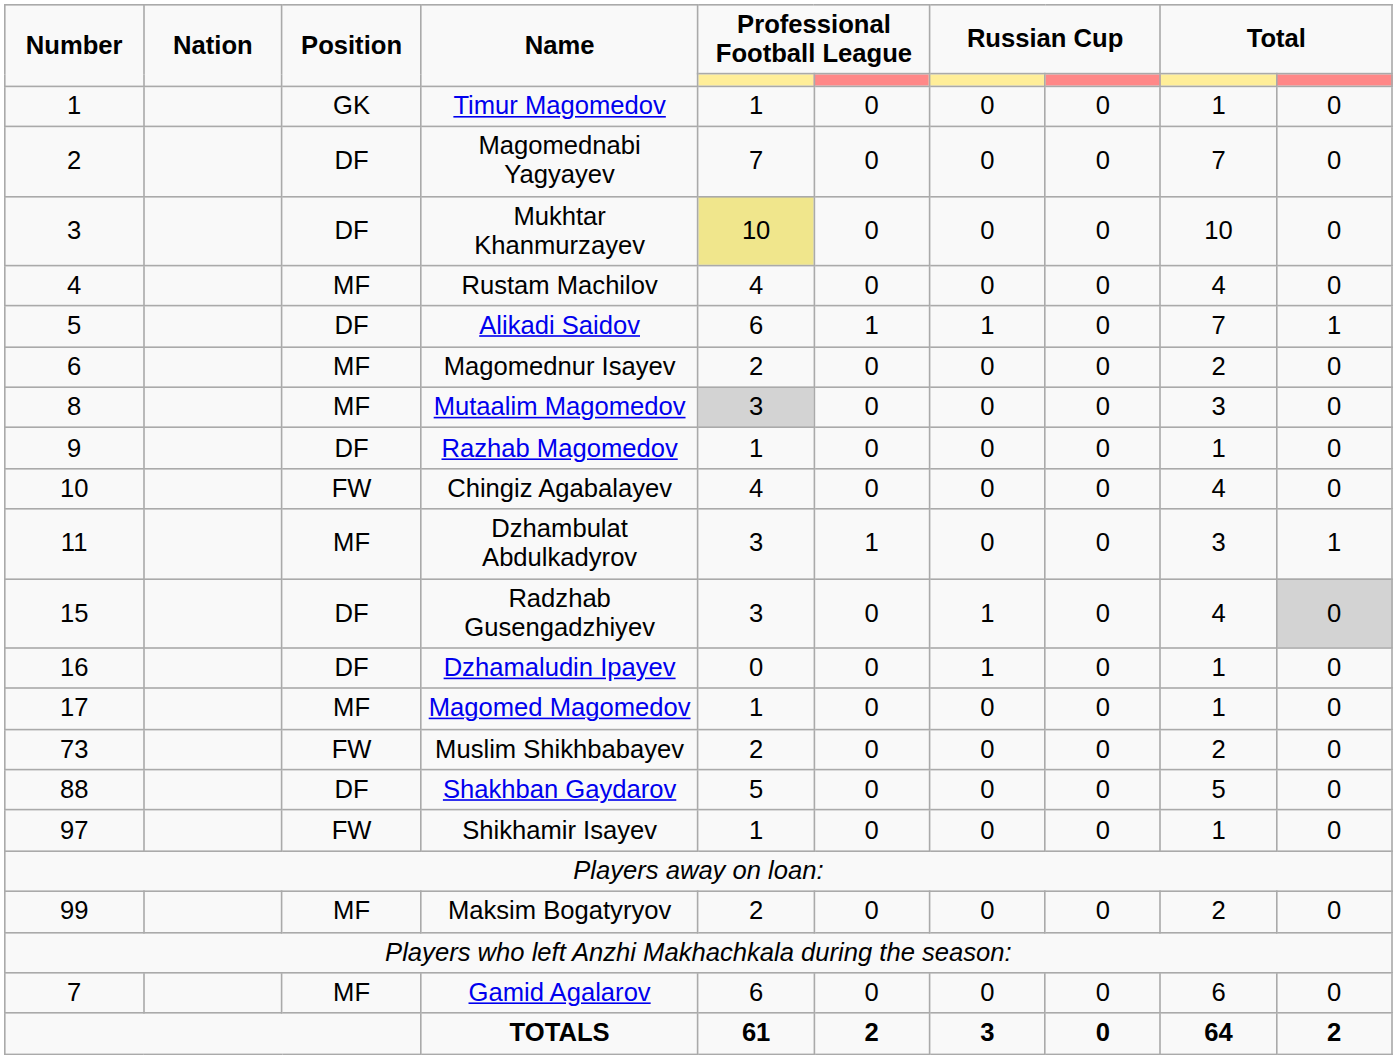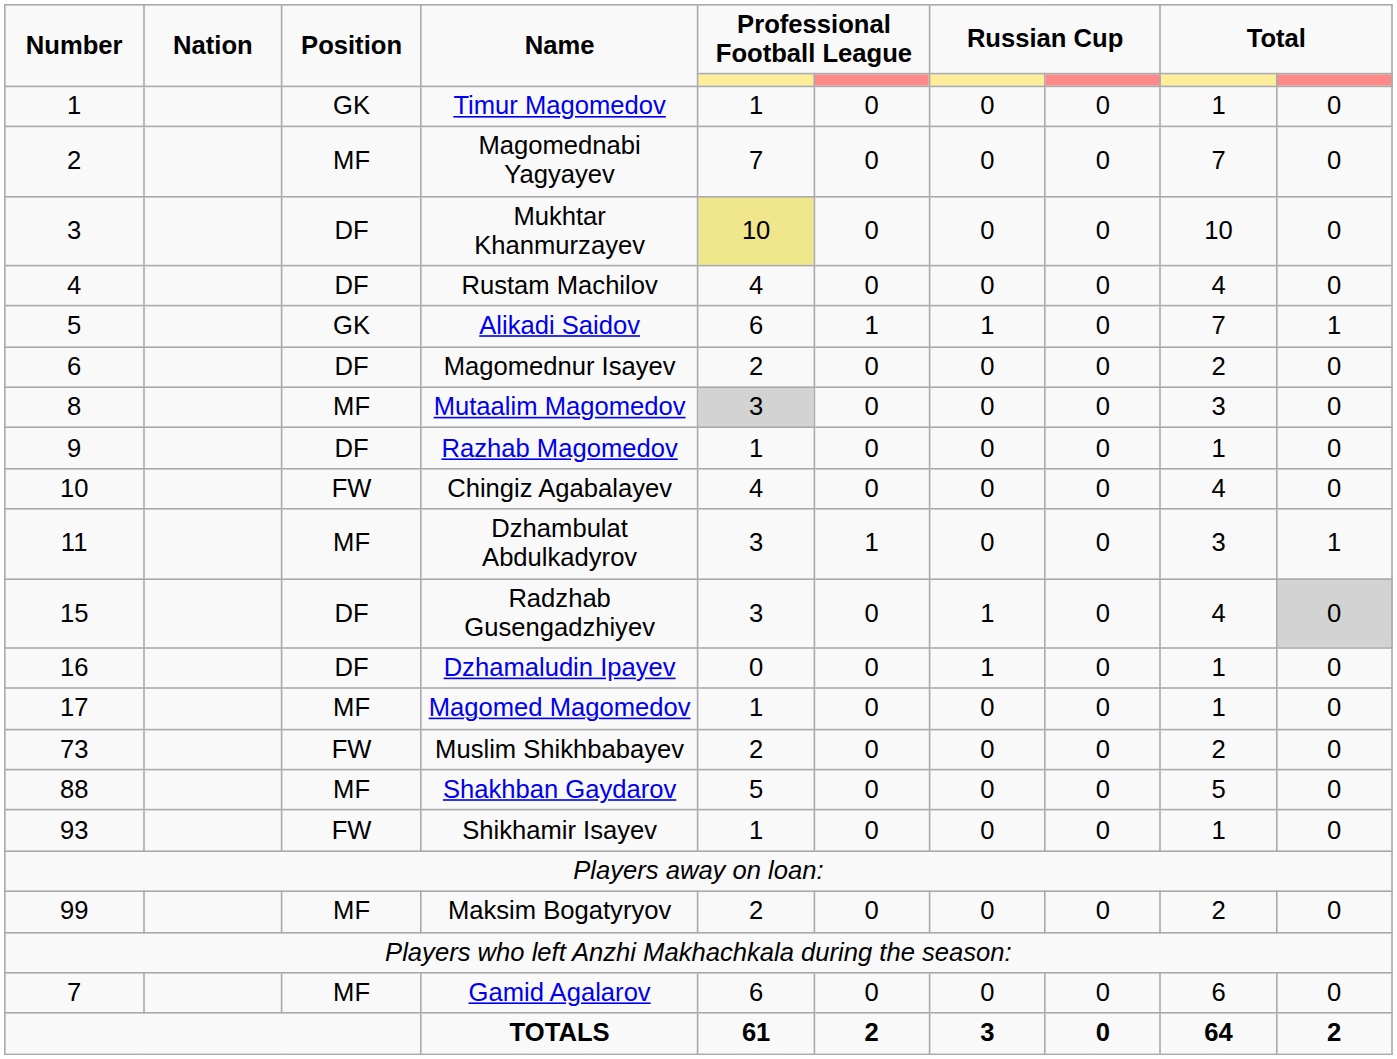(352, 161) DF -> (352, 161) MF
(352, 285) MF -> (352, 285) DF
(352, 326) DF -> (352, 326) GK
(352, 366) MF -> (352, 366) DF
(352, 789) DF -> (352, 789) MF
(74, 830) 97 -> (74, 830) 93
